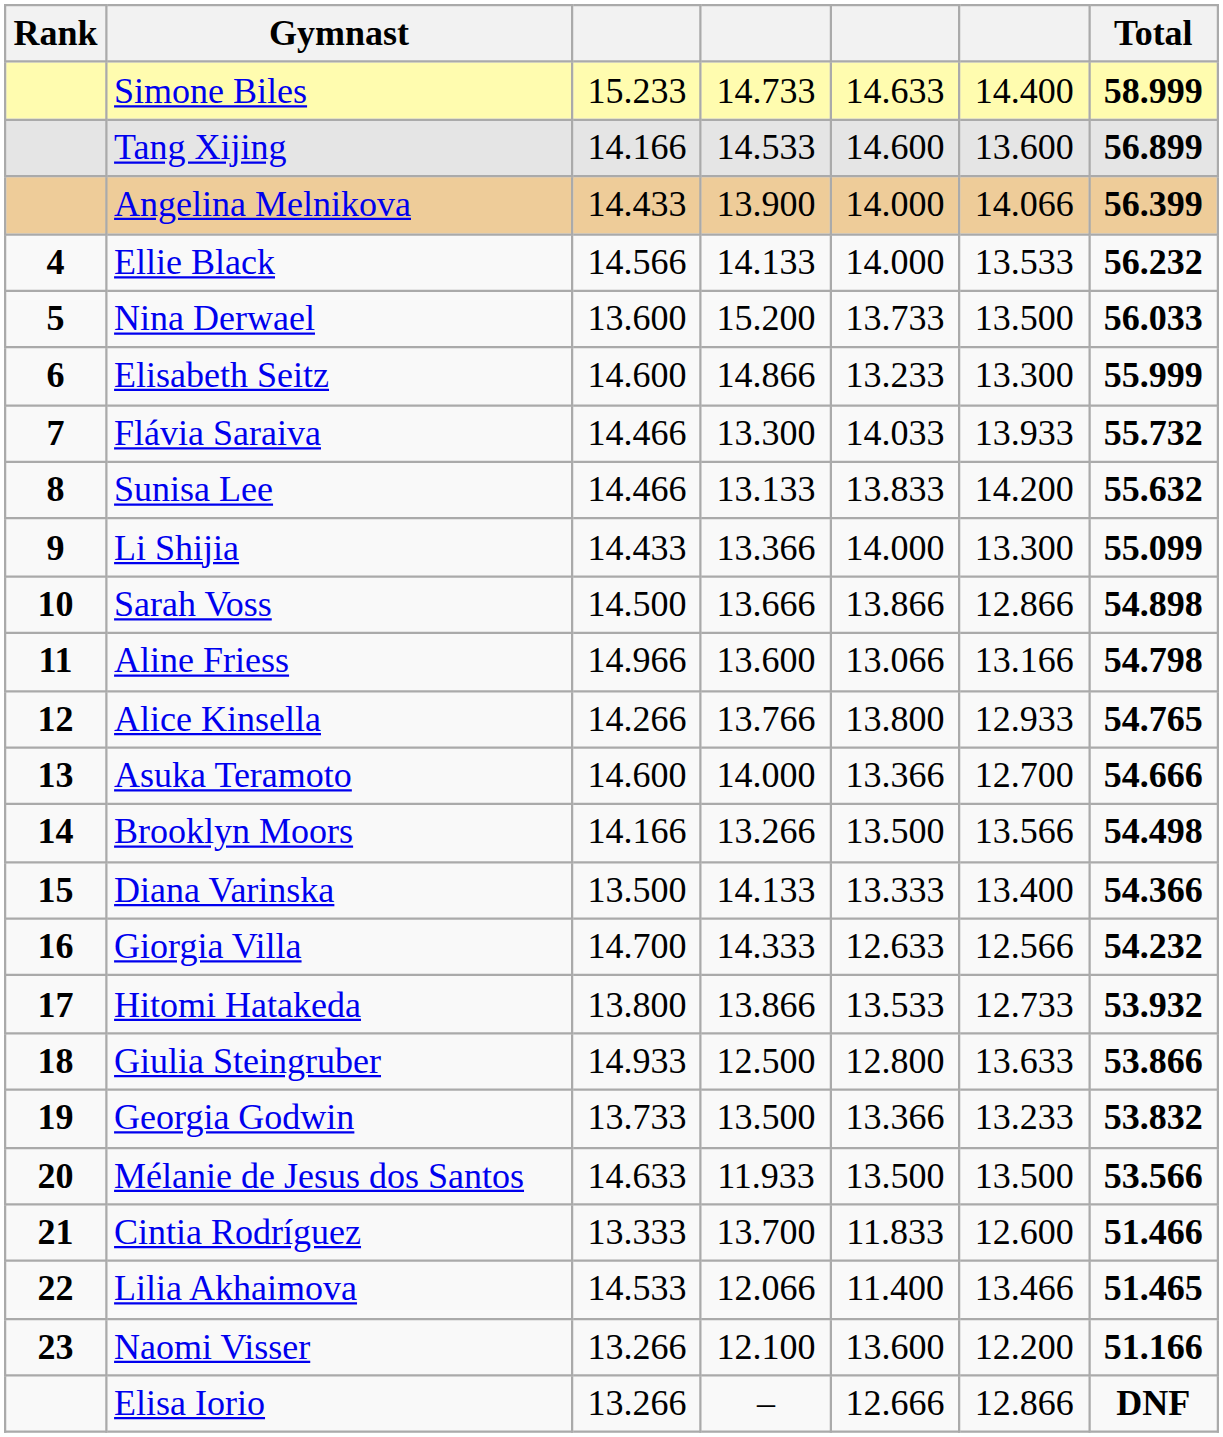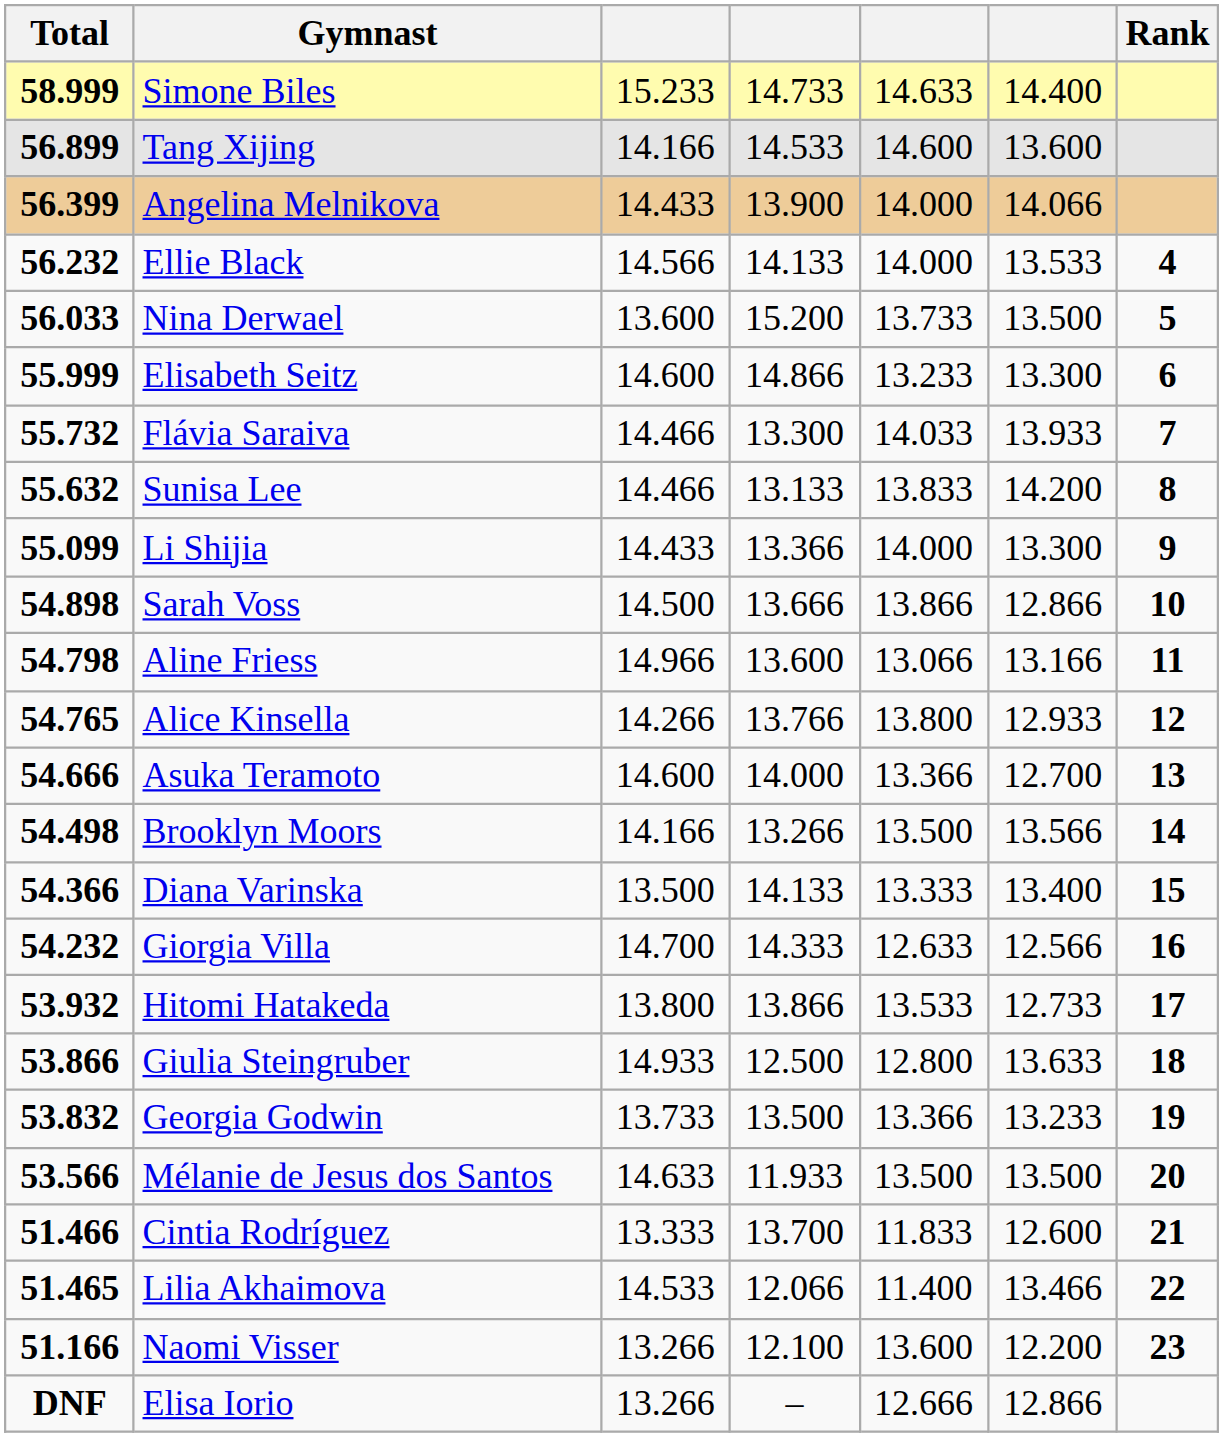columns swapped: (55, 33) <-> (1153, 33)
